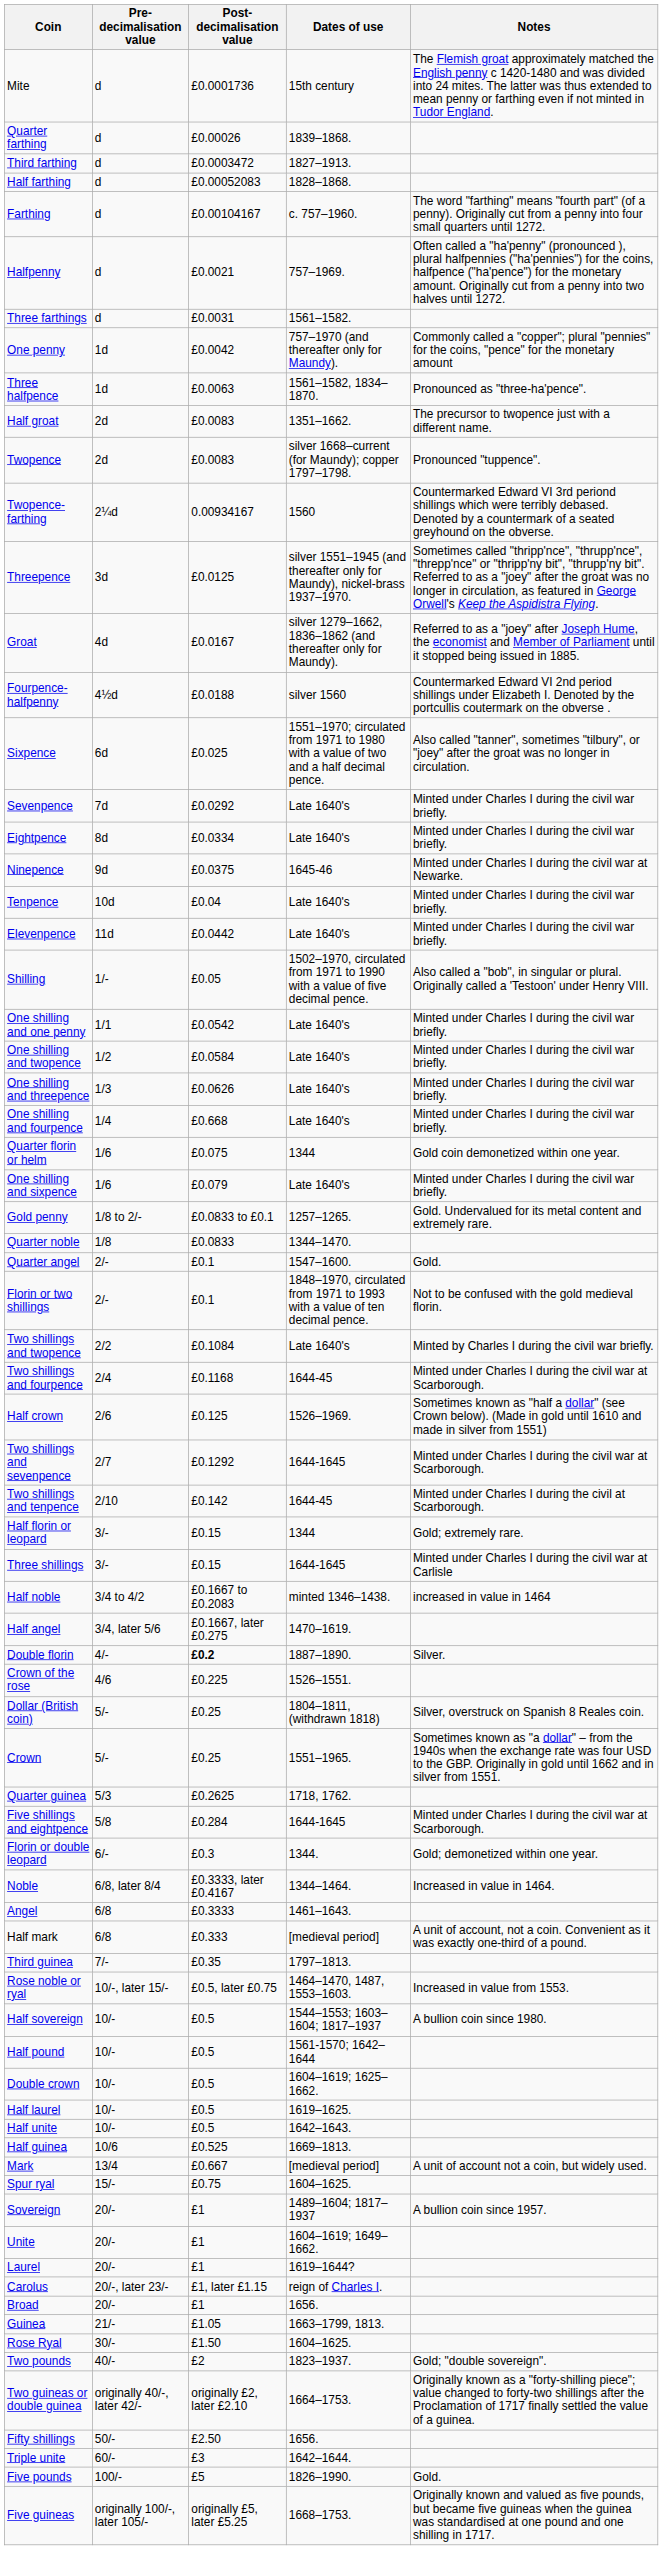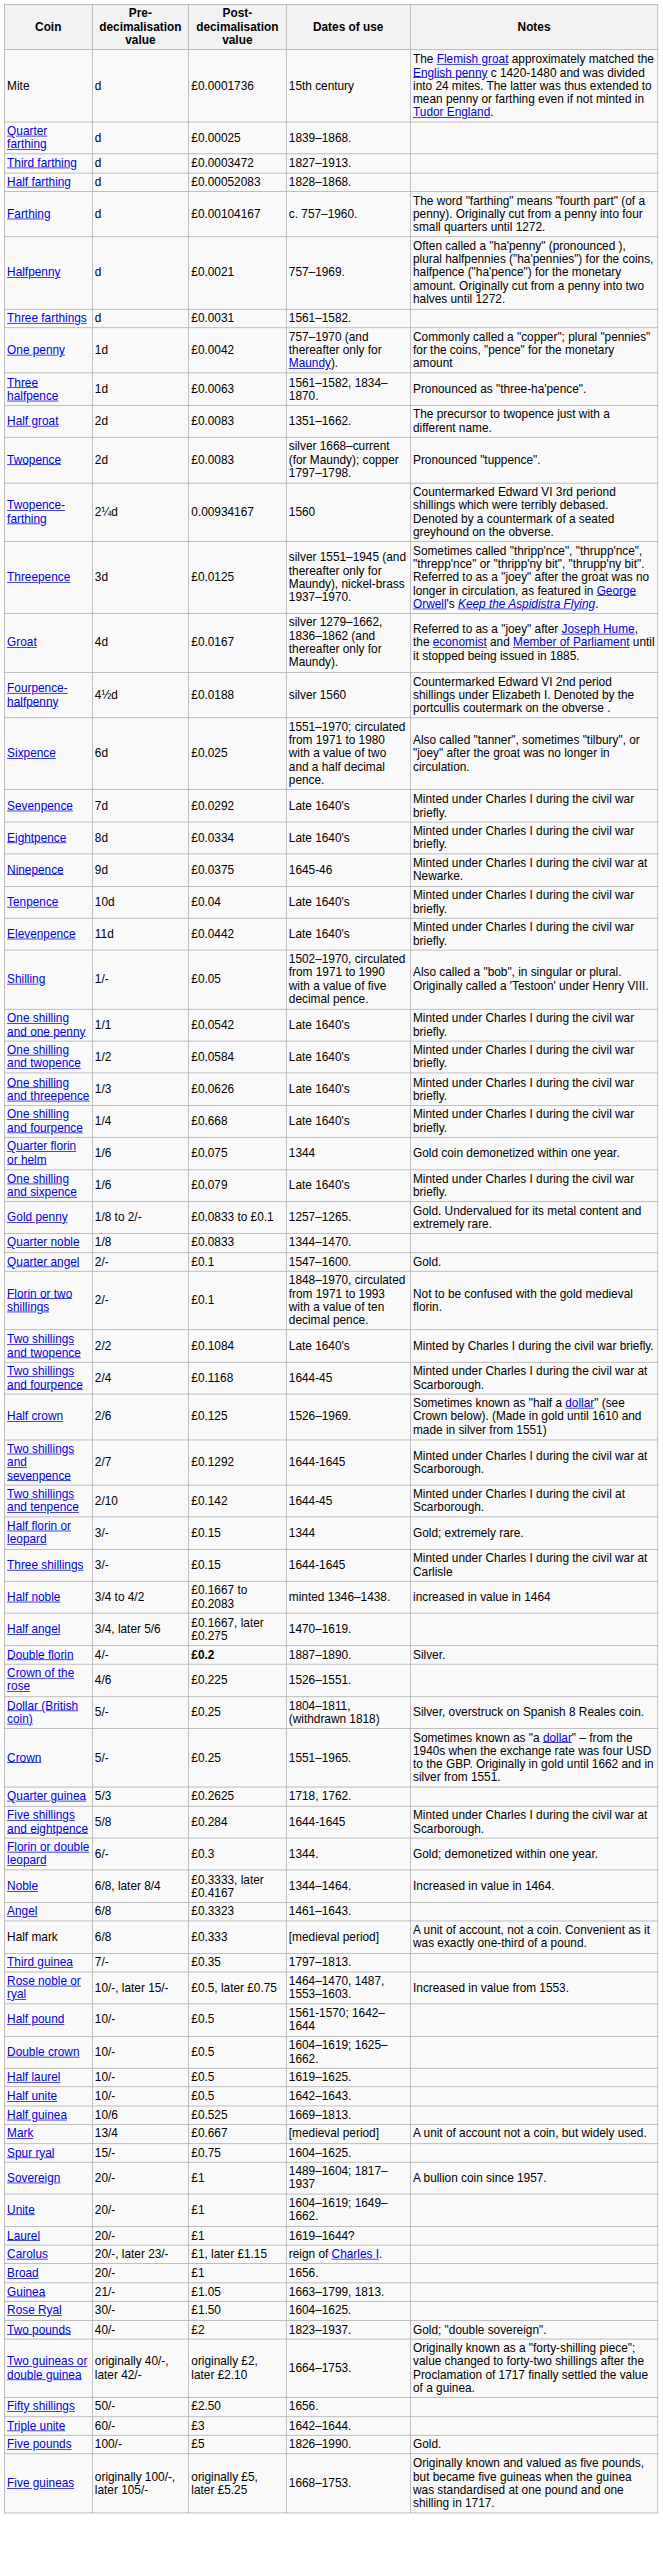(216, 138) £0.00026 -> (216, 138) £0.00025
(213, 1911) £0.3333 -> (213, 1911) £0.3323
- row: (45, 2020)
